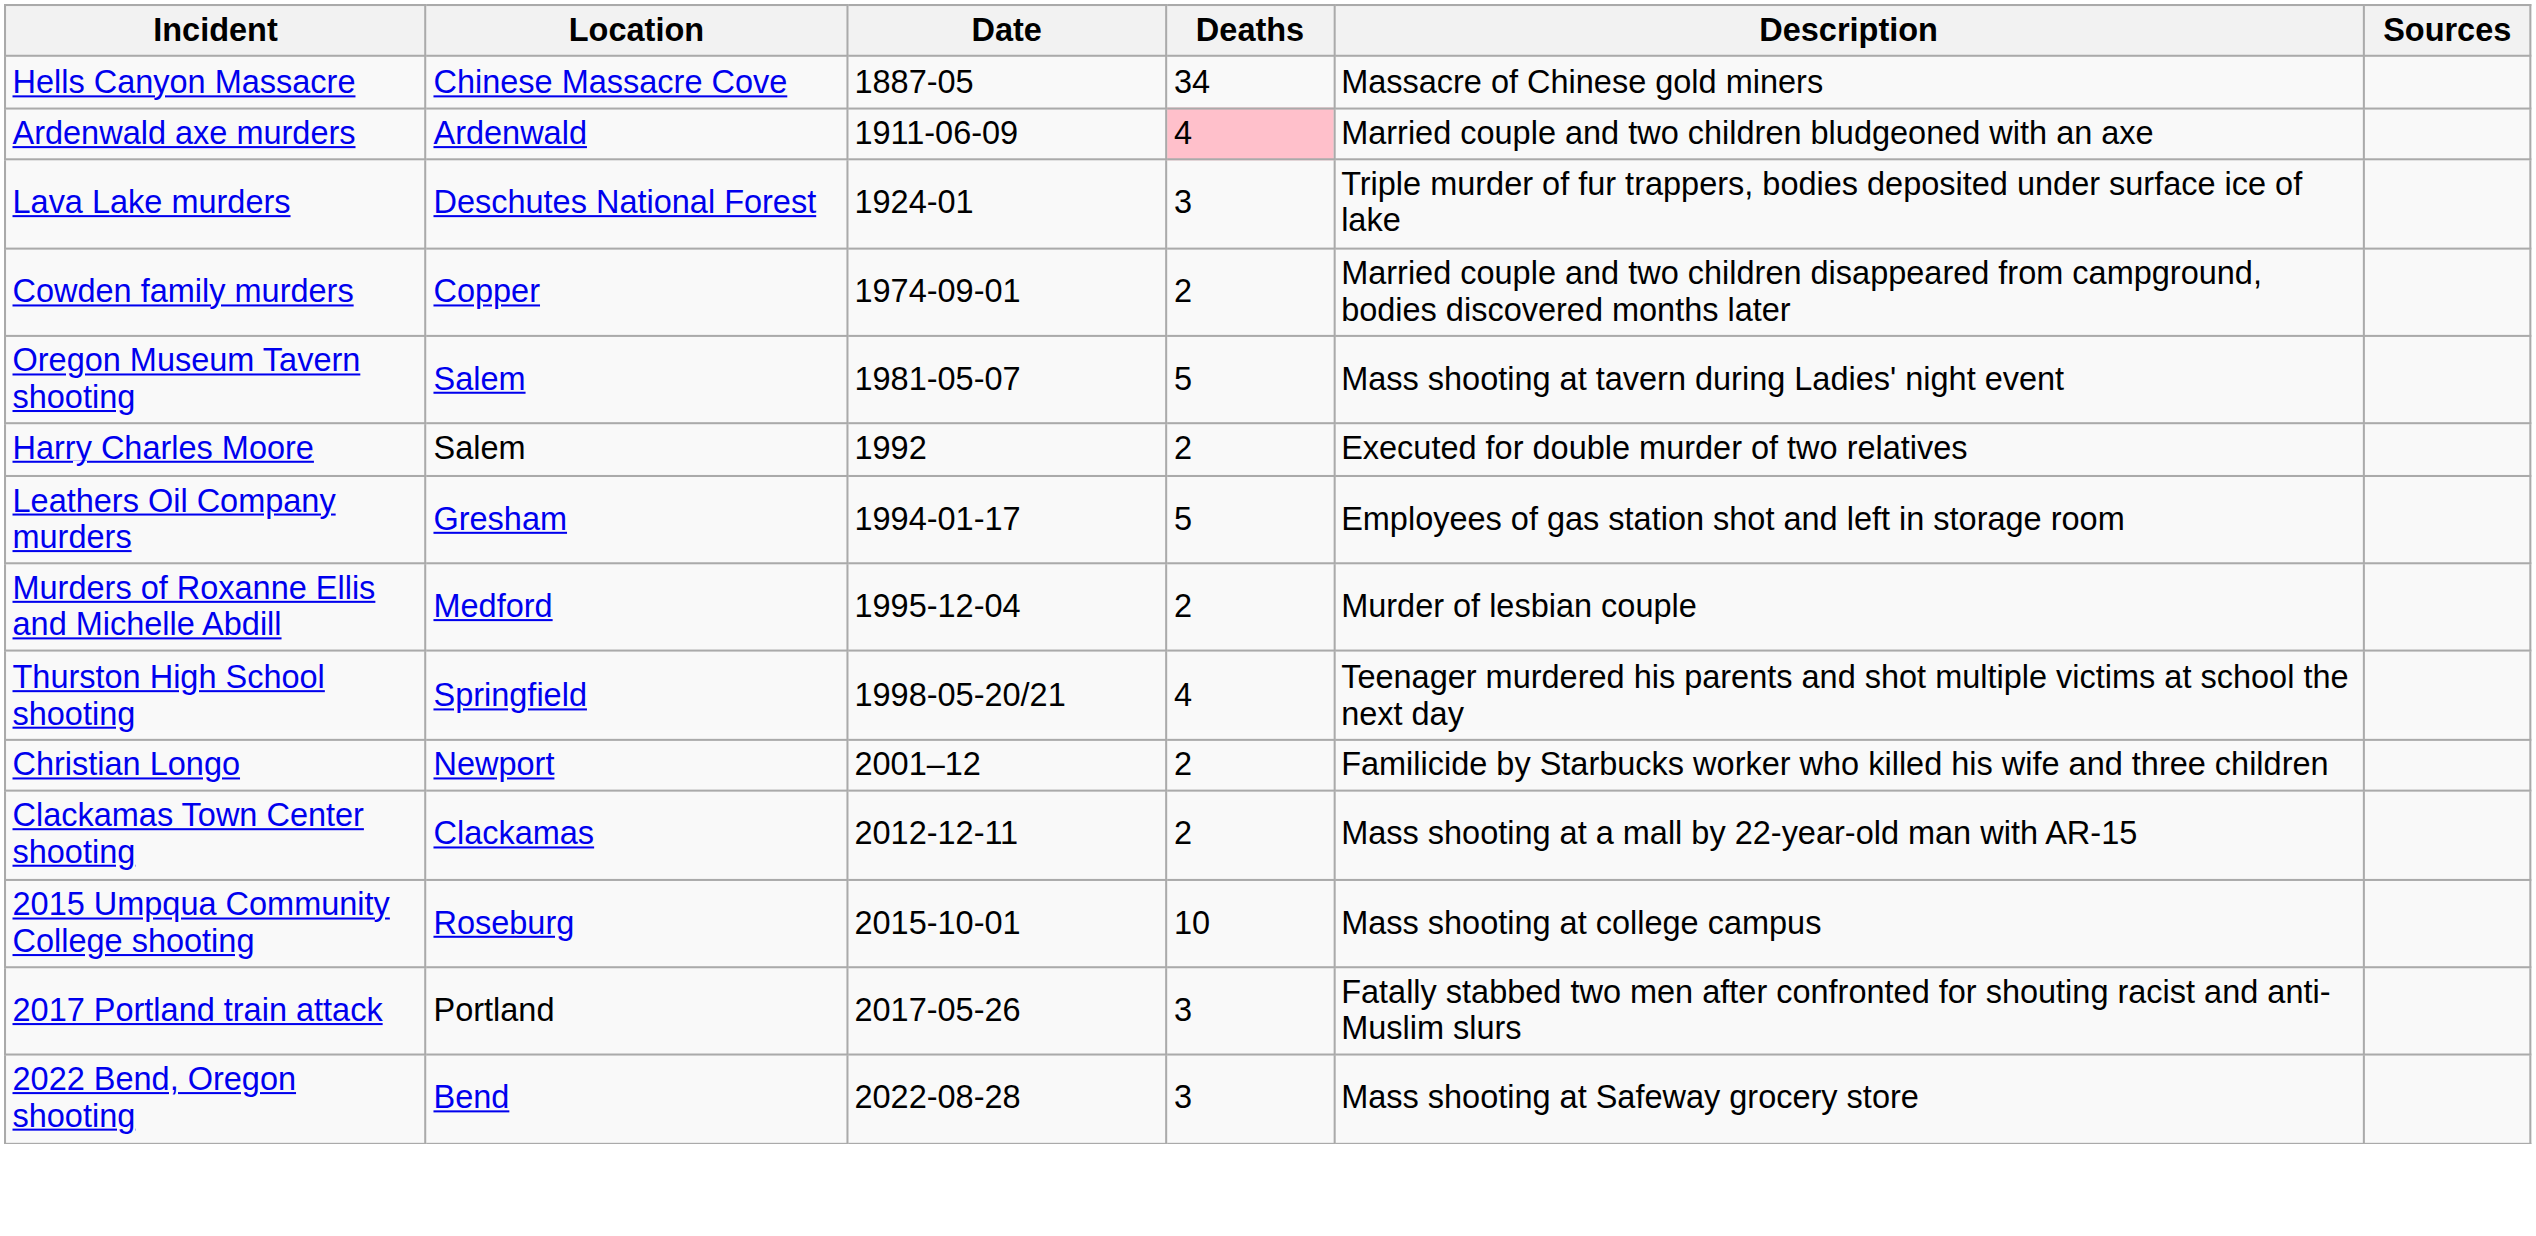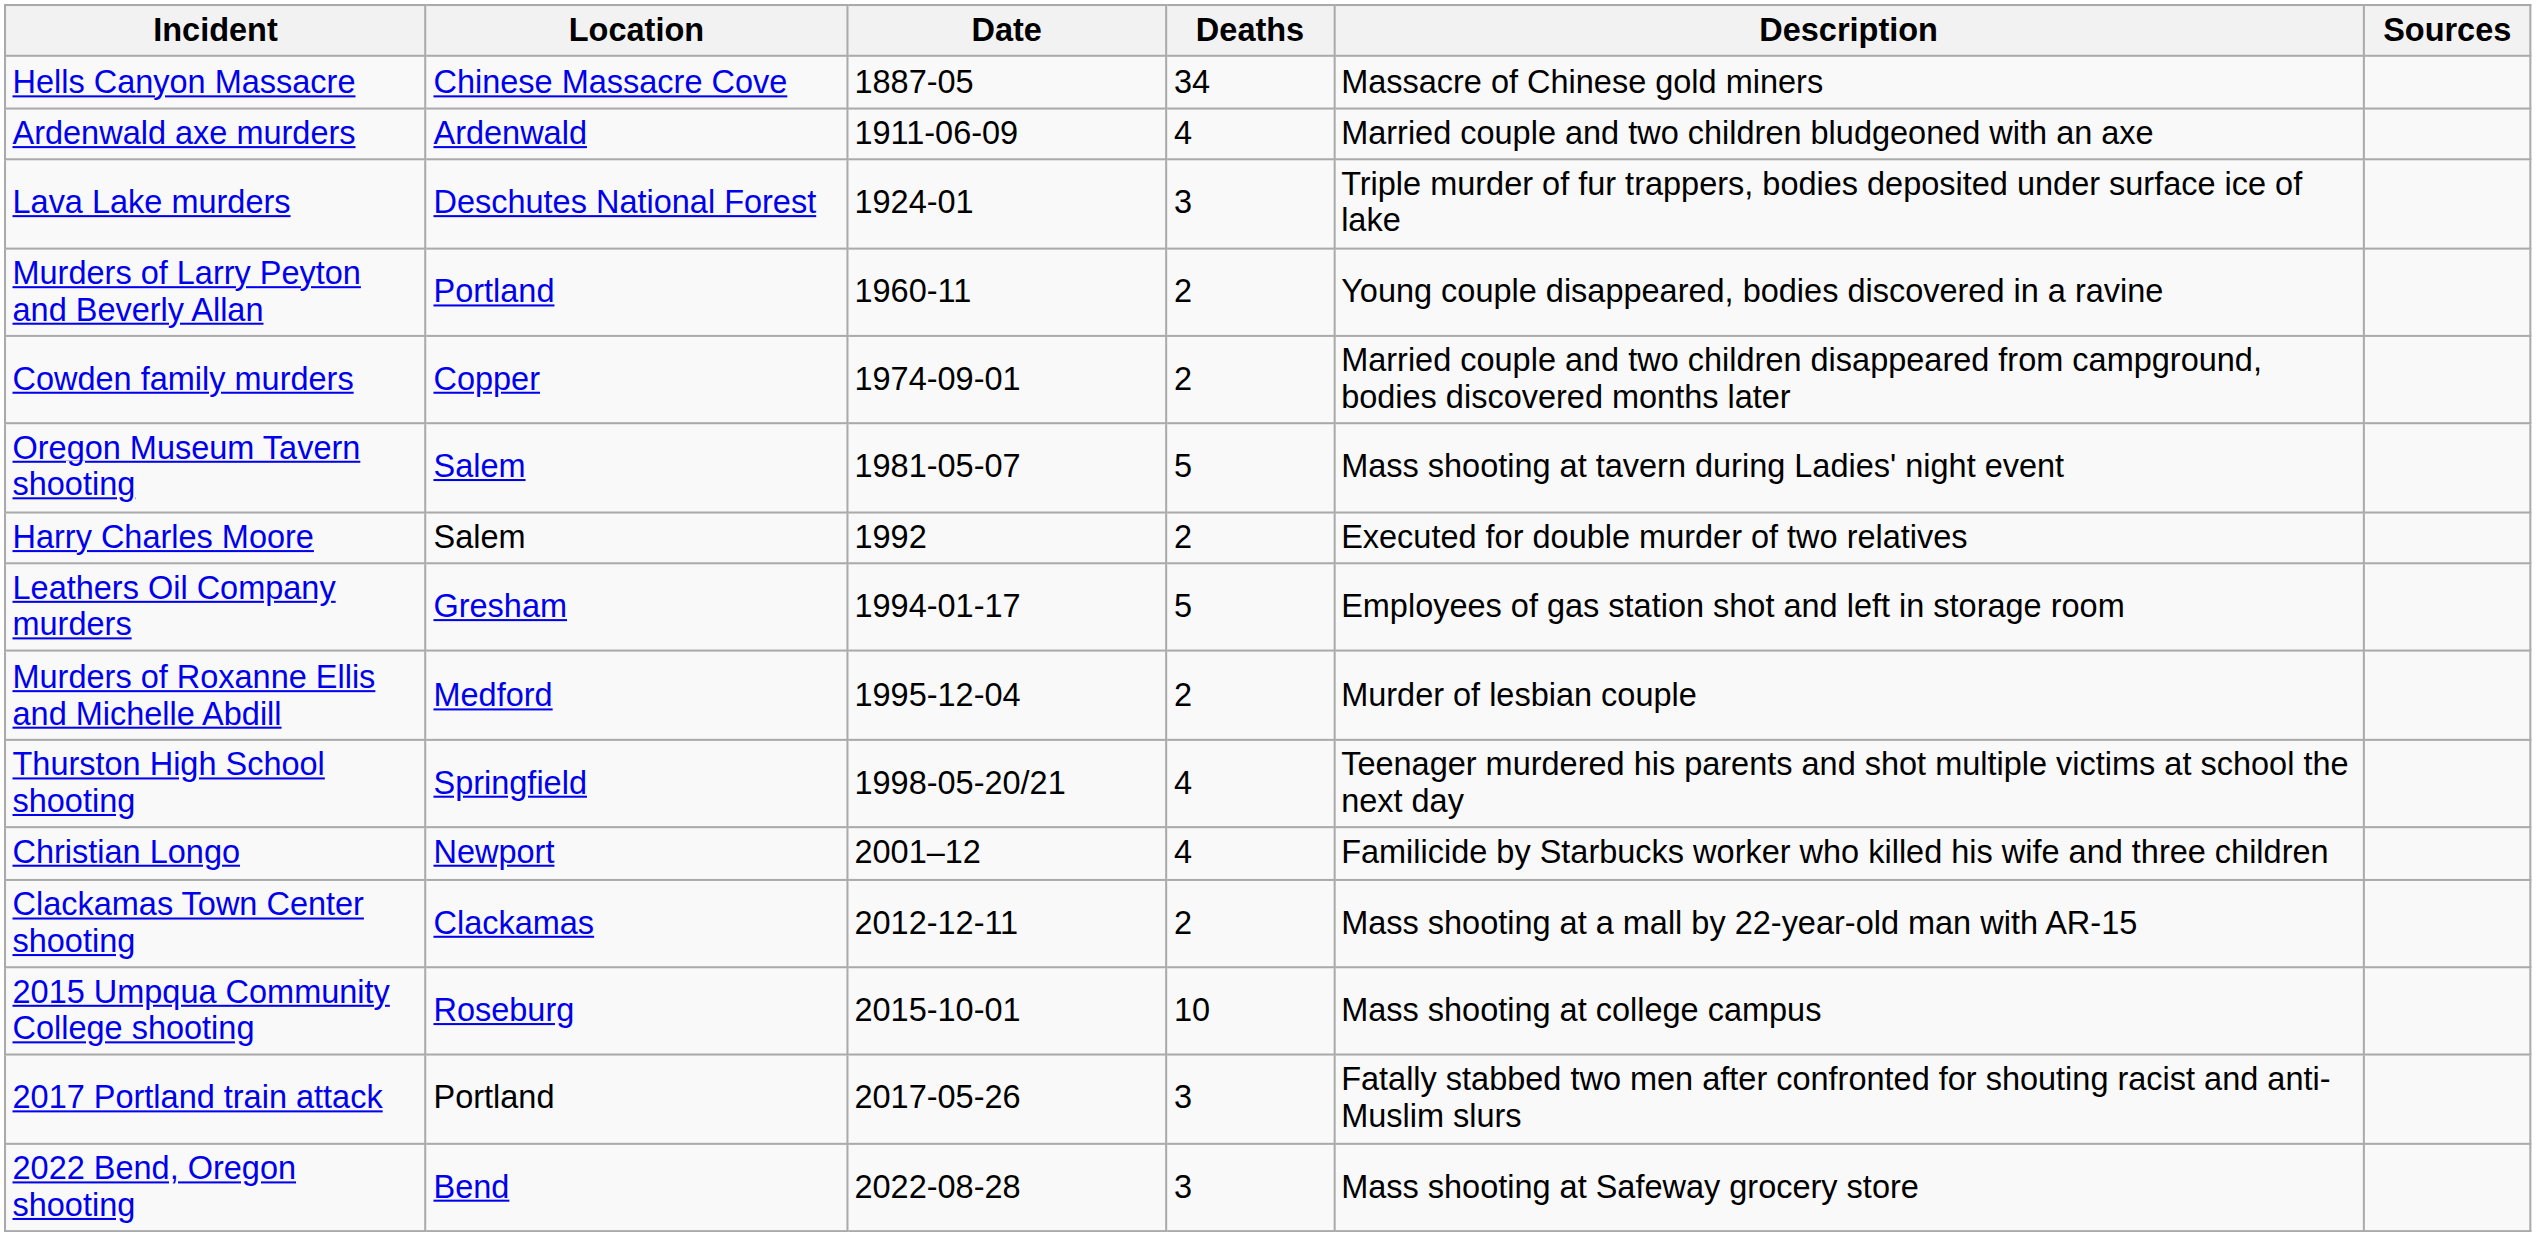(1183, 133) pink background -> (1183, 133) no background
+ row: (187, 291)
(1183, 764) 2 -> (1183, 852) 4
